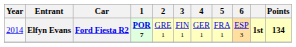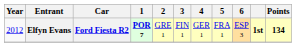(15, 29) 2014 -> (15, 29) 2012
